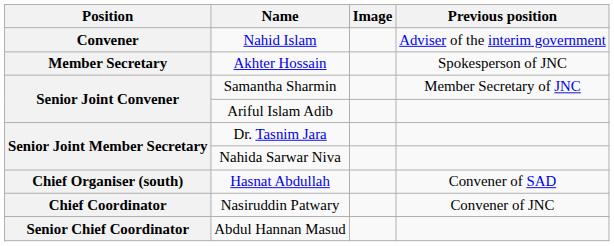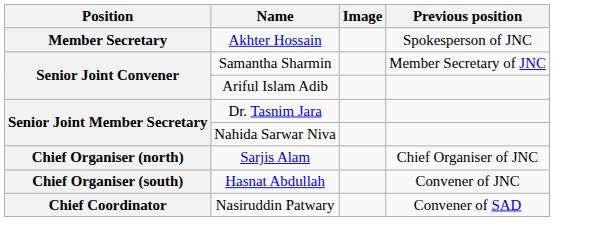- row: (280, 39)
+ row: (275, 157)
(502, 181) Convener of SAD -> (468, 181) Convener of JNC
(502, 205) Convener of JNC -> (468, 205) Convener of SAD
- row: (280, 228)
